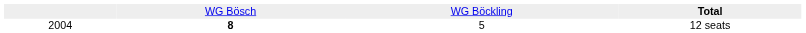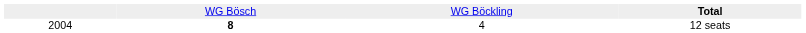(482, 26) 5 -> (482, 26) 4
